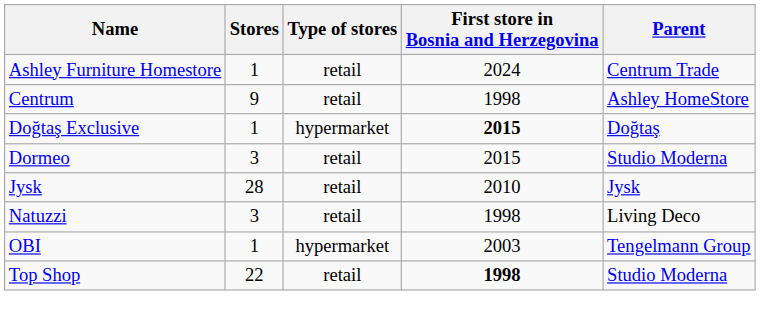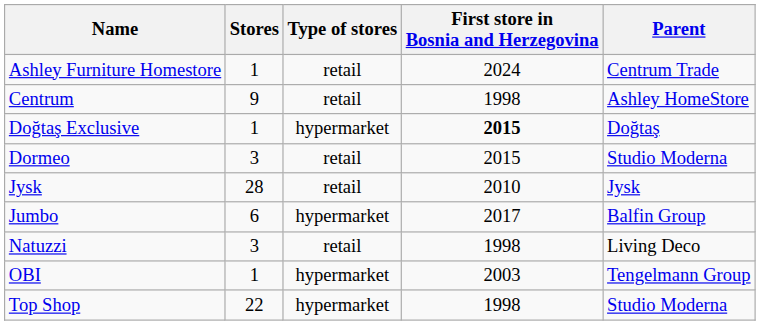+ row: (34, 216)
(342, 275) retail -> (342, 305) hypermarket
(502, 275) bold -> (502, 305) normal
